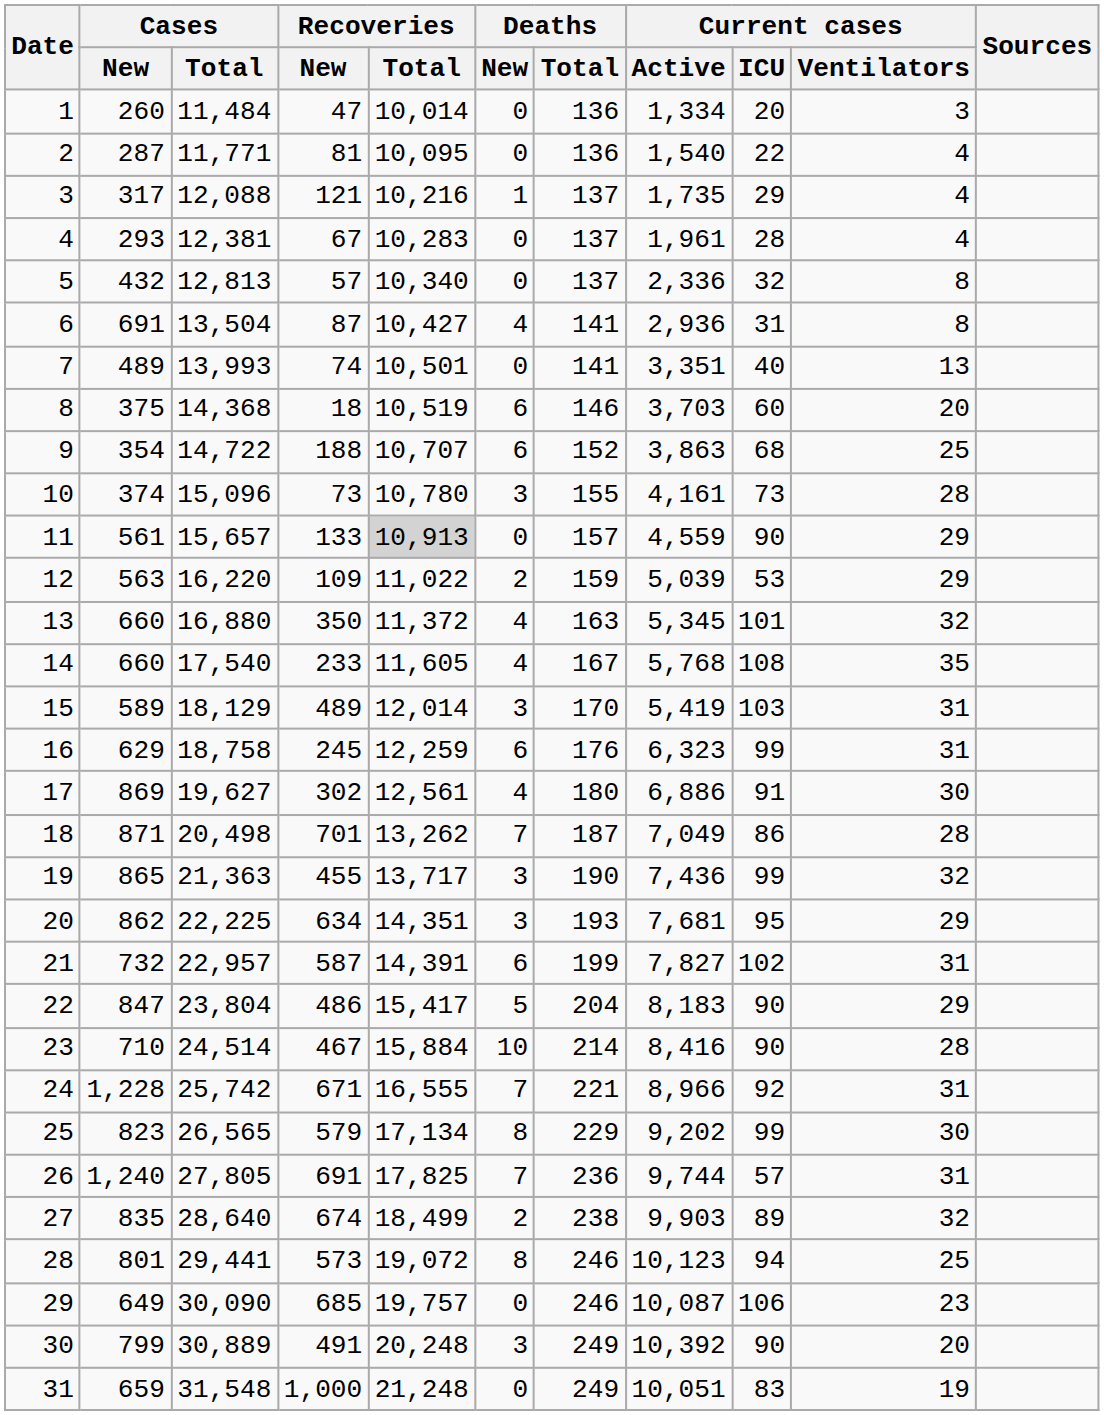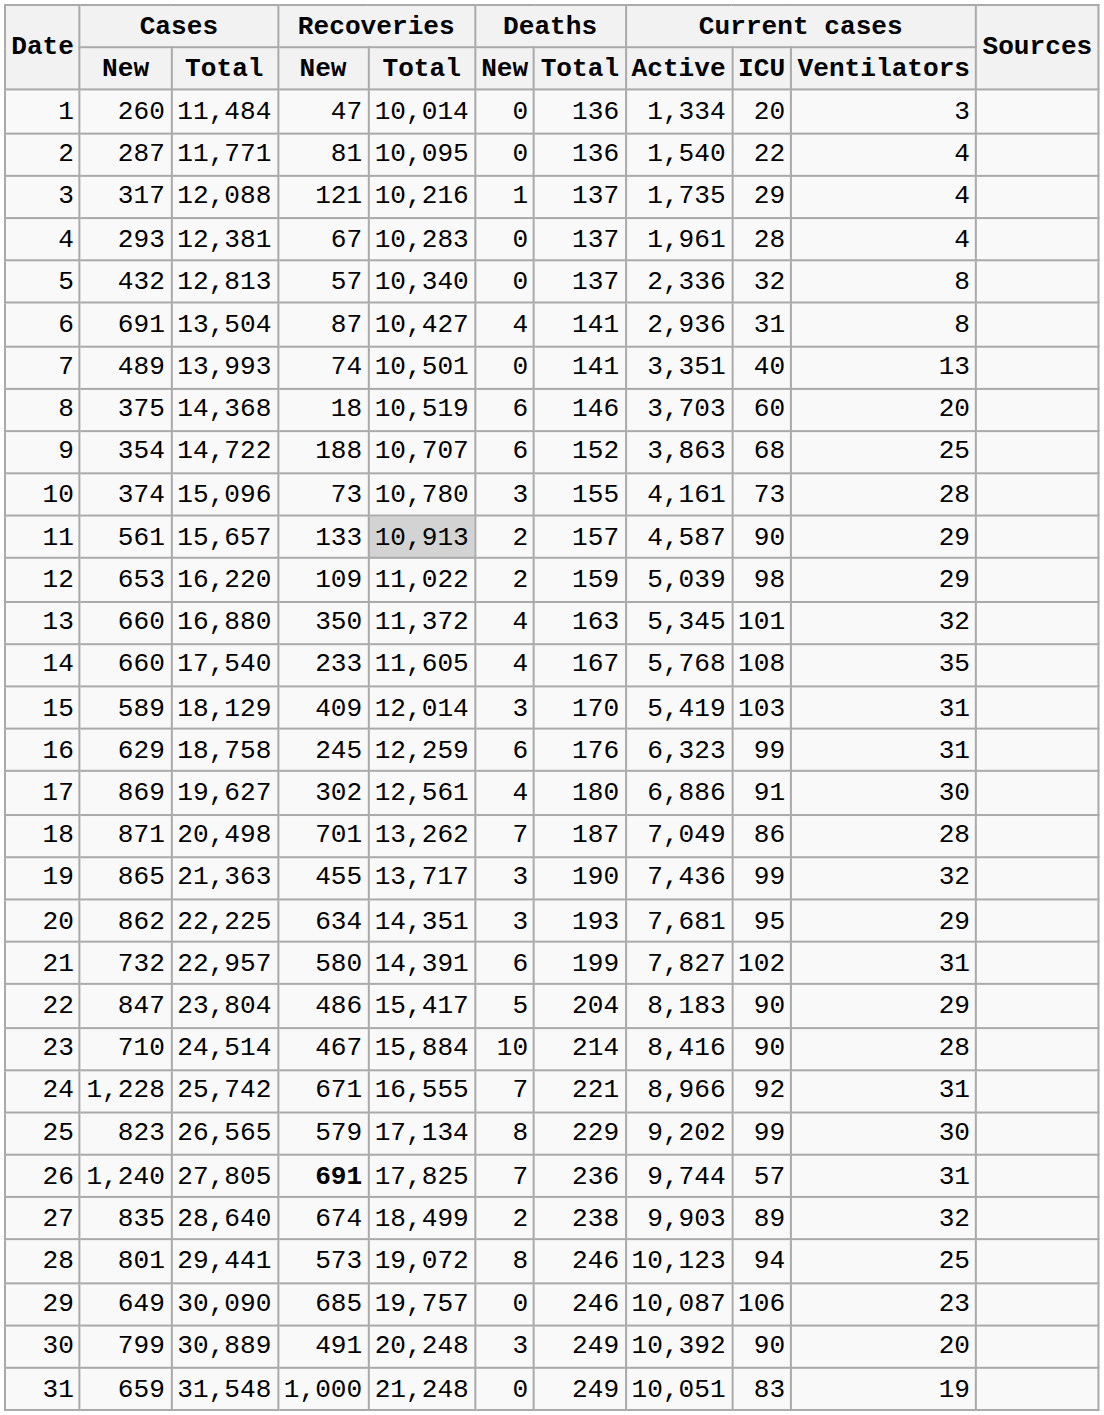(520, 537) 0 -> (520, 537) 2
(686, 537) 4,559 -> (686, 537) 4,587
(141, 580) 563 -> (141, 580) 653
(769, 580) 53 -> (769, 580) 98
(339, 708) 489 -> (339, 708) 409
(339, 963) 587 -> (339, 963) 580
(339, 1176) normal -> (339, 1176) bold
